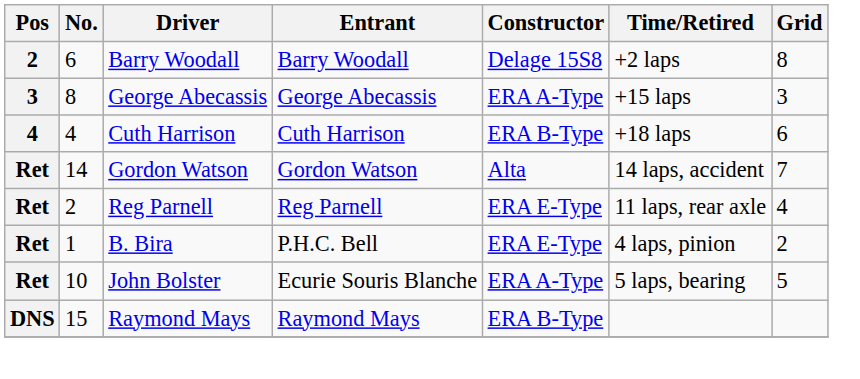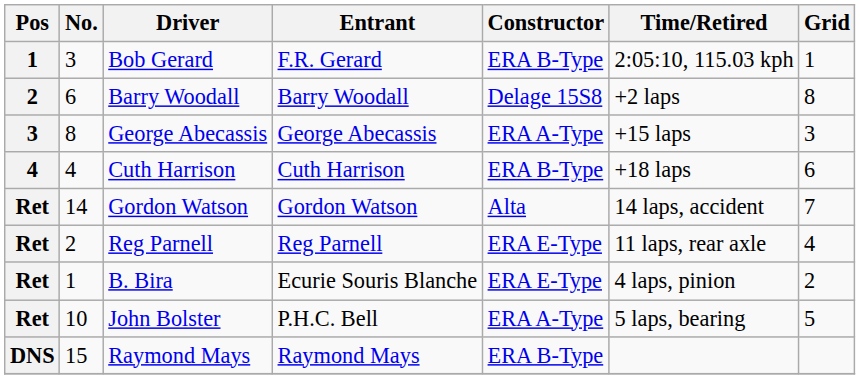+ row: (161, 59)
(328, 244) P.H.C. Bell -> (377, 281) Ecurie Souris Blanche
(377, 281) Ecurie Souris Blanche -> (328, 317) P.H.C. Bell
